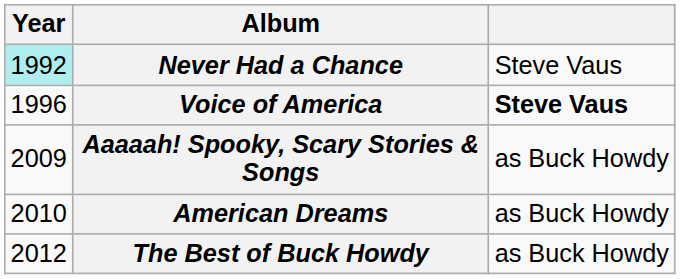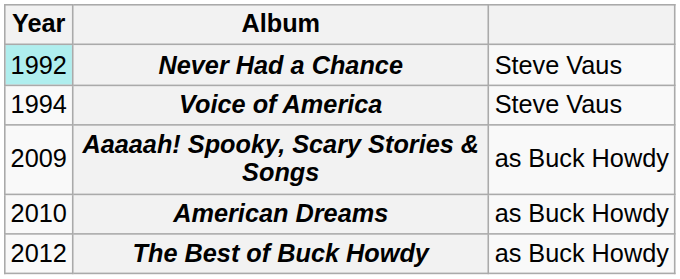(39, 104) 1996 -> (39, 104) 1994
(561, 104) bold -> (558, 104) normal
